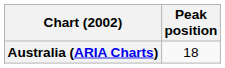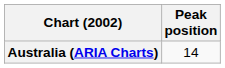(191, 52) 18 -> (191, 52) 14
